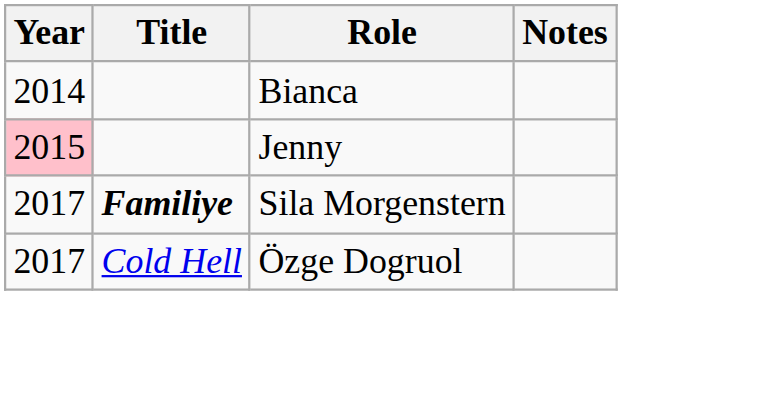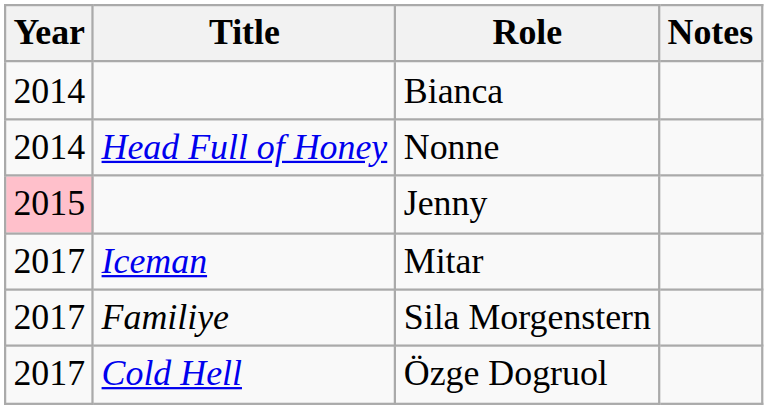+ row: (452, 146)
+ row: (444, 260)
(167, 203) bold -> (165, 317) normal
